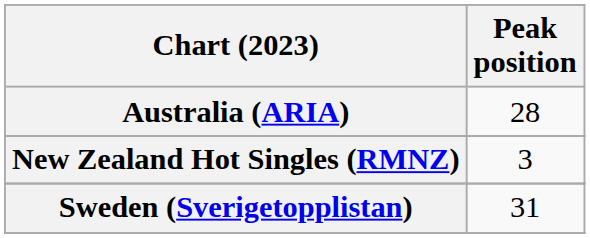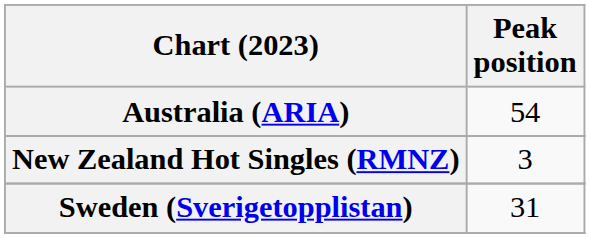(525, 111) 28 -> (525, 111) 54
